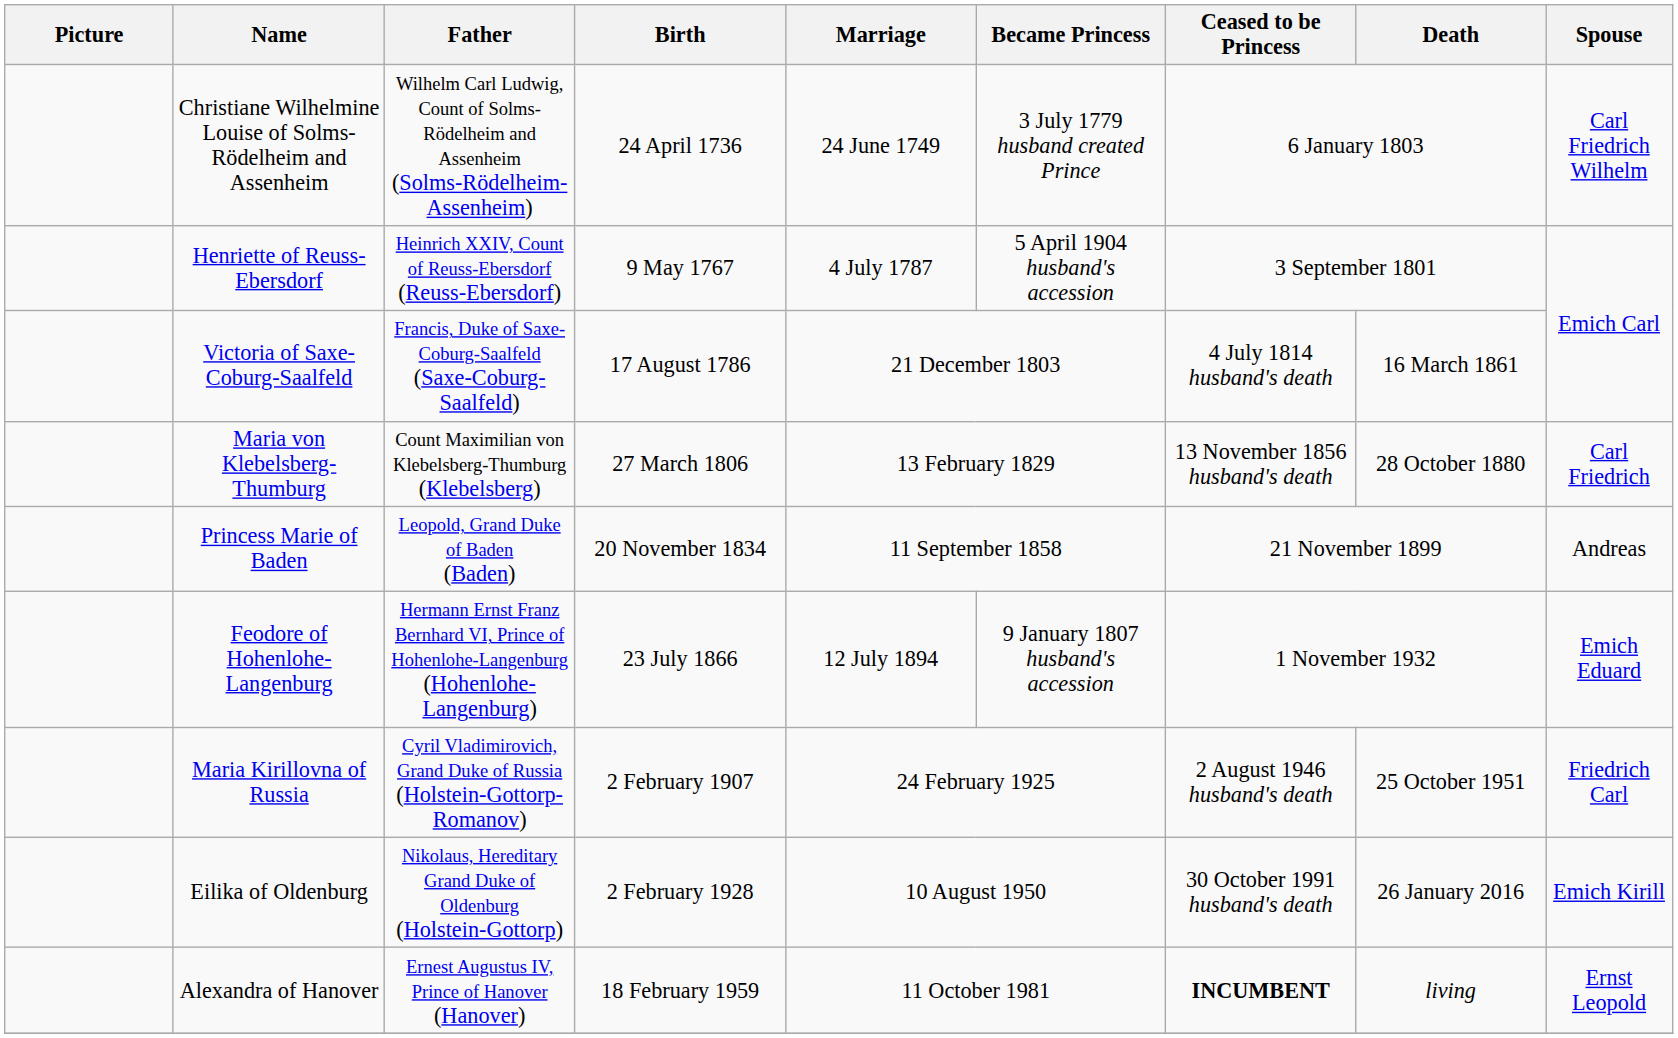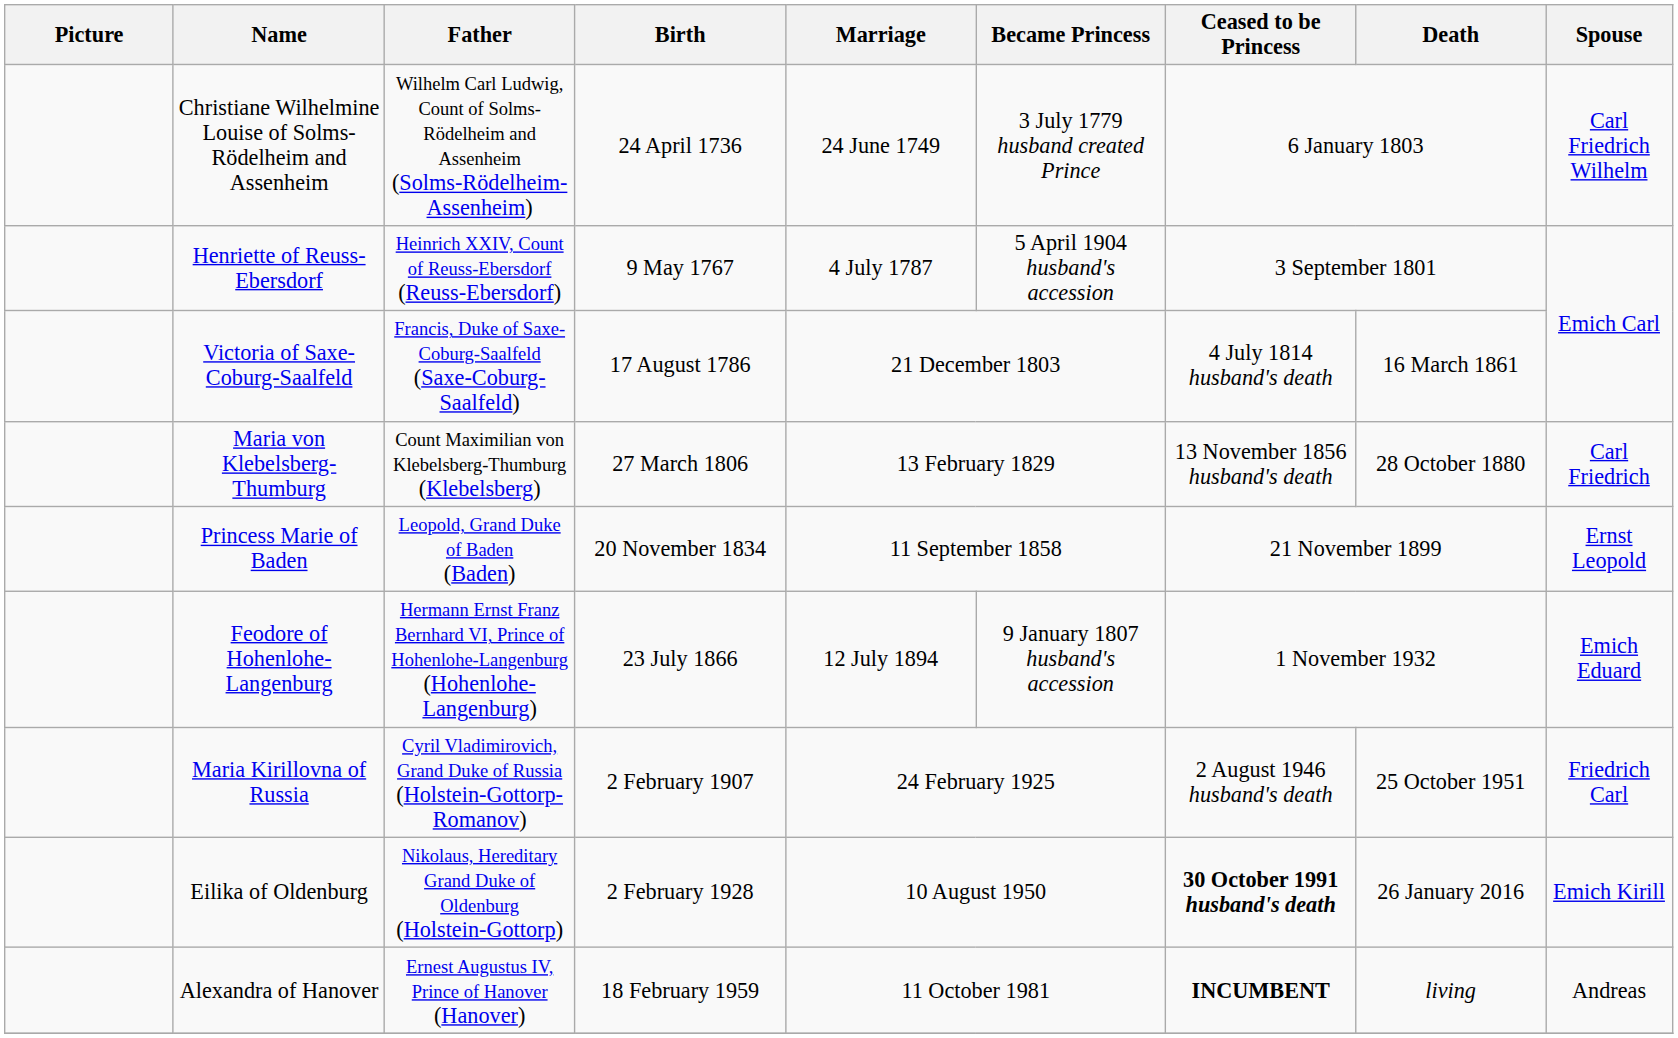(1609, 548) Andreas -> (1609, 548) Ernst Leopold
(1261, 892) normal -> (1261, 892) bold
(1609, 990) Ernst Leopold -> (1609, 990) Andreas
